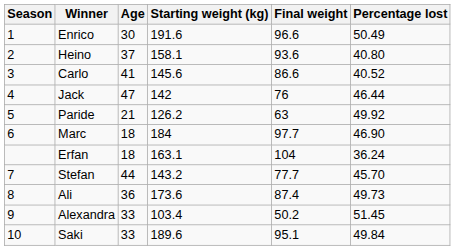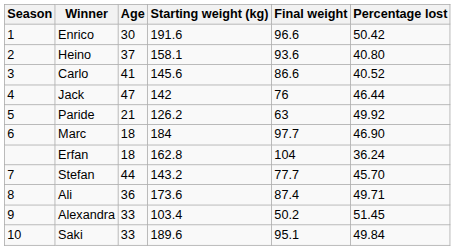(369, 34) 50.49 -> (369, 34) 50.42
(166, 154) 163.1 -> (166, 154) 162.8
(369, 194) 49.73 -> (369, 194) 49.71
